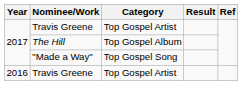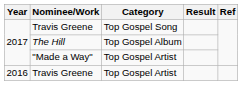(140, 27) Top Gospel Artist -> (141, 27) Top Gospel Song
(141, 57) Top Gospel Song -> (140, 57) Top Gospel Artist
